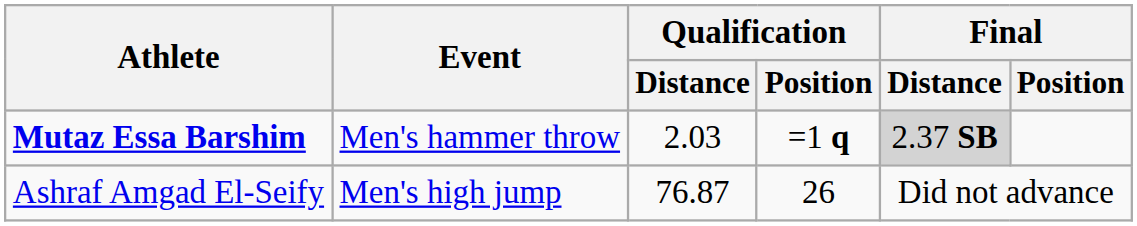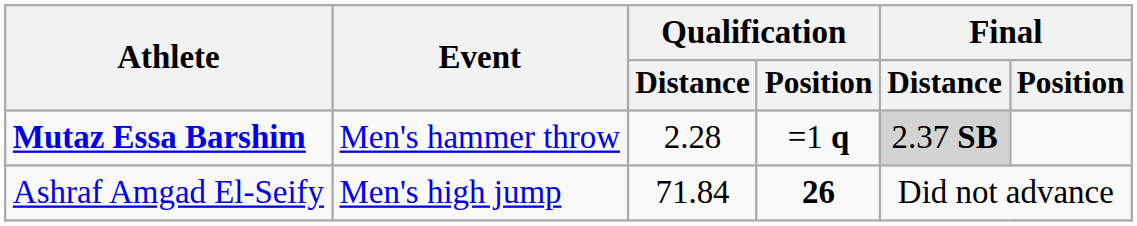(693, 137) 2.03 -> (693, 137) 2.28
(693, 192) 76.87 -> (693, 192) 71.84
(819, 192) normal -> (819, 192) bold
